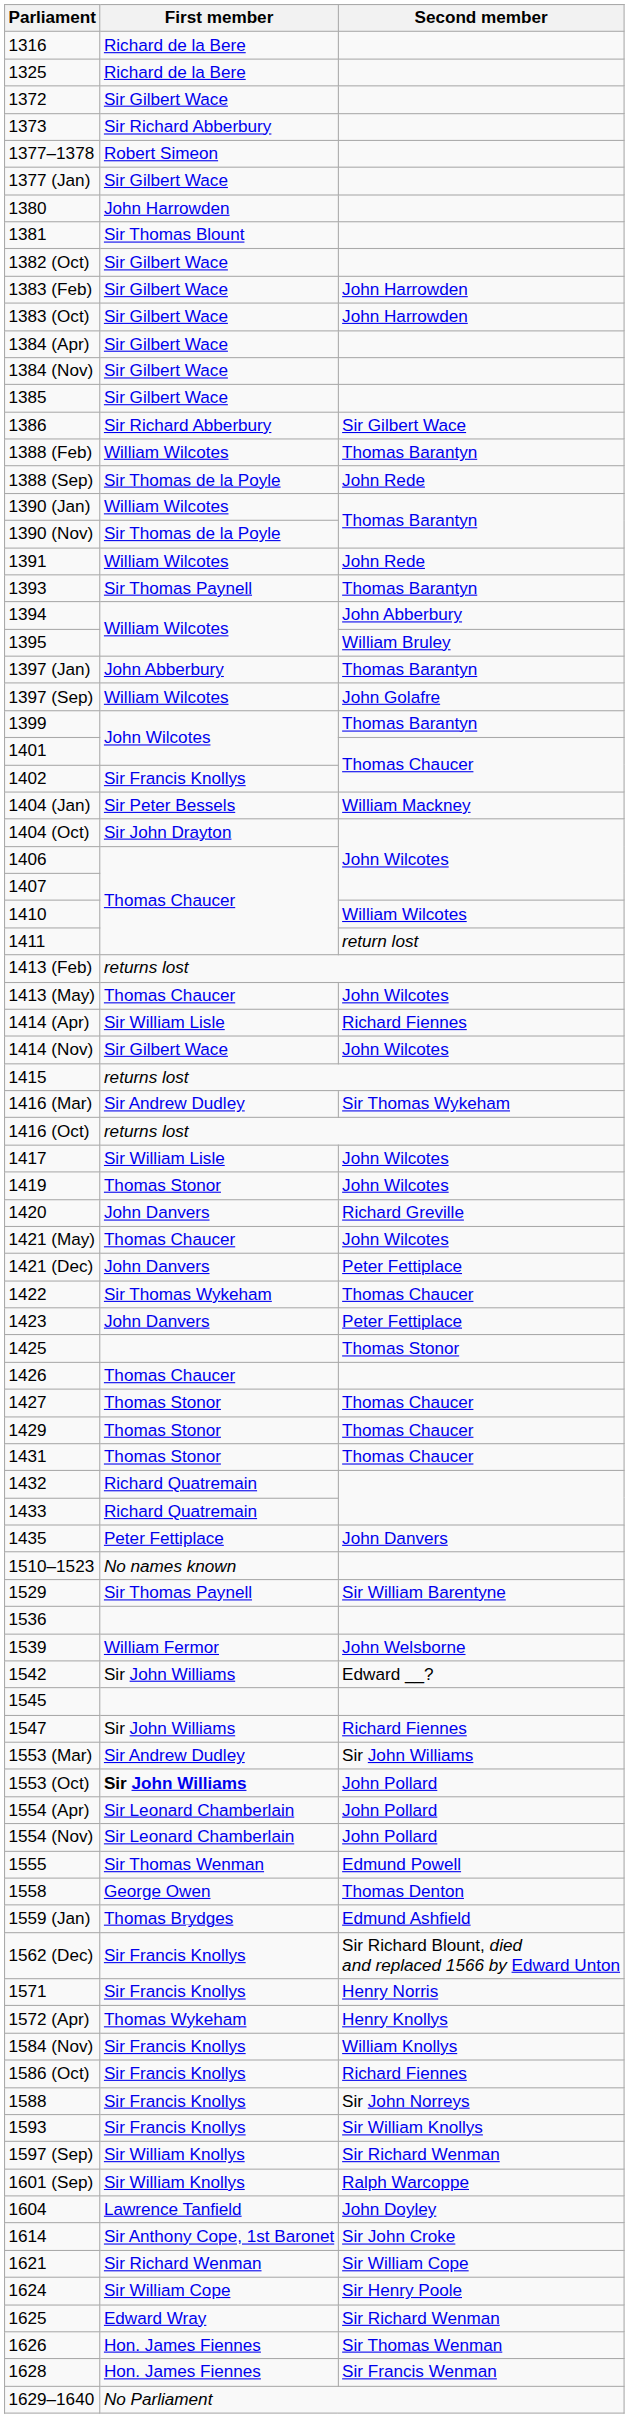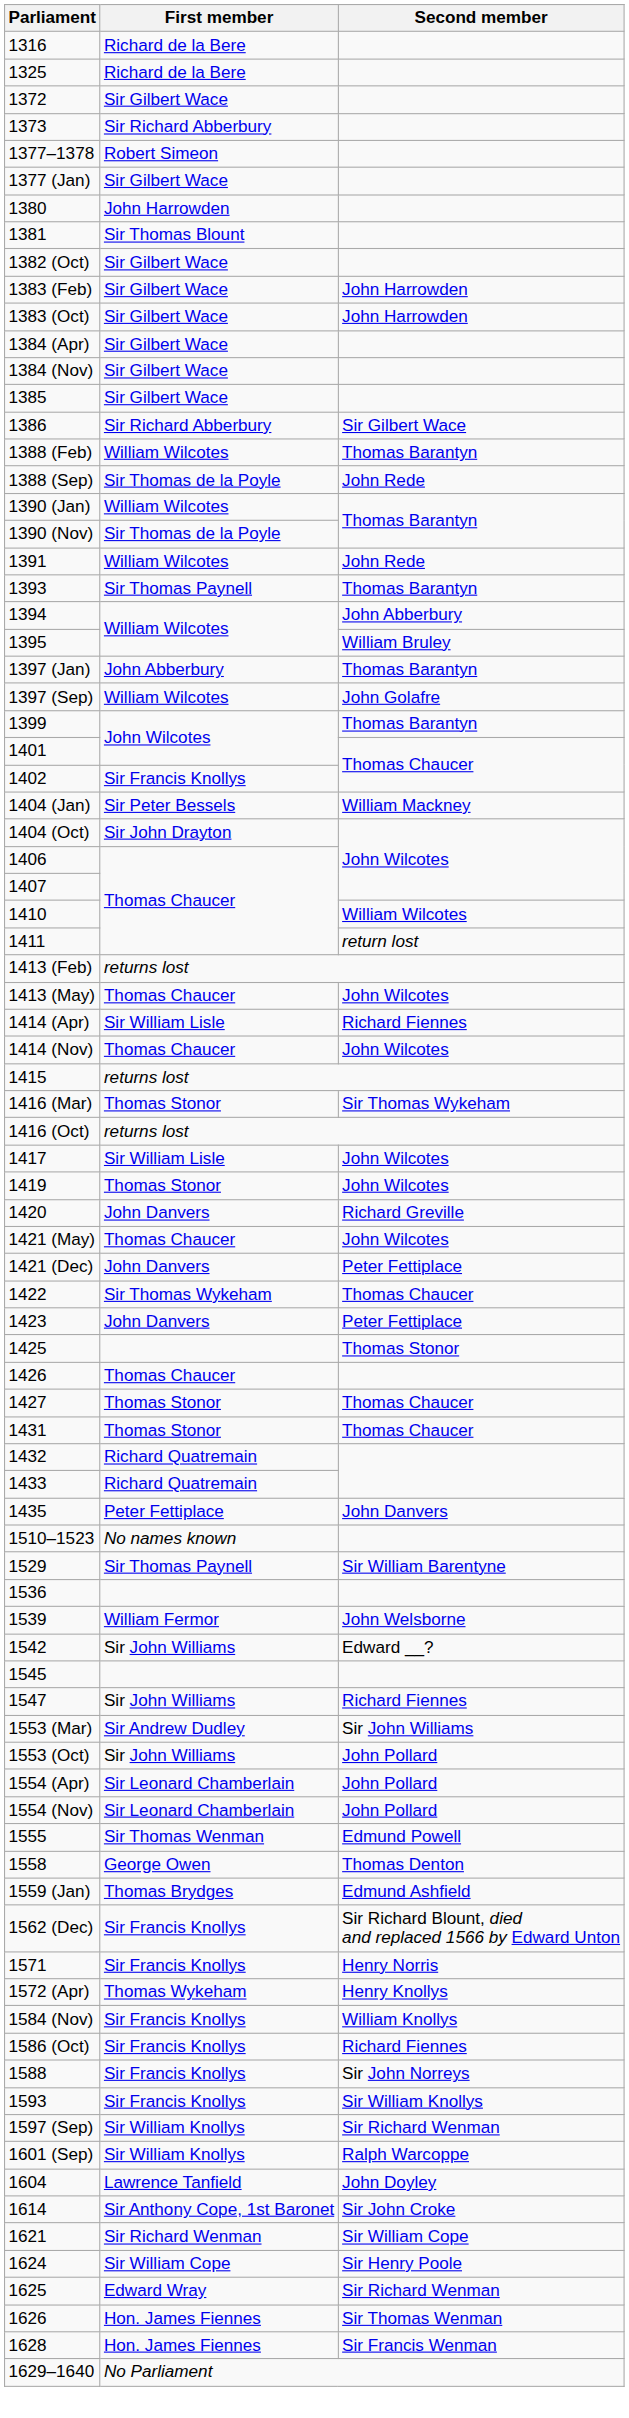(166, 1049) Sir Gilbert Wace -> (170, 1049) Thomas Chaucer
(174, 1104) Sir Andrew Dudley -> (162, 1104) Thomas Stonor
- row: (28, 1429)
(175, 1782) bold -> (170, 1755) normal
